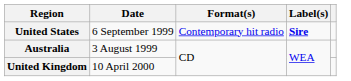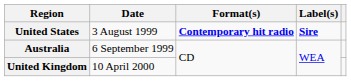(133, 31) 6 September 1999 -> (125, 31) 3 August 1999
(231, 31) normal -> (236, 31) bold
(125, 48) 3 August 1999 -> (133, 48) 6 September 1999
